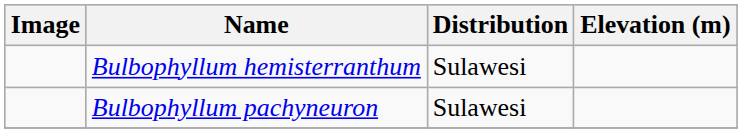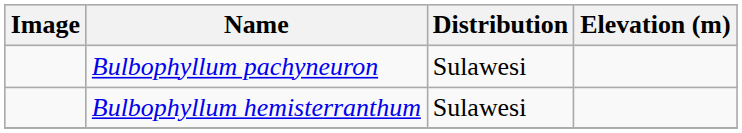rows swapped: (256, 66) <-> (235, 107)
